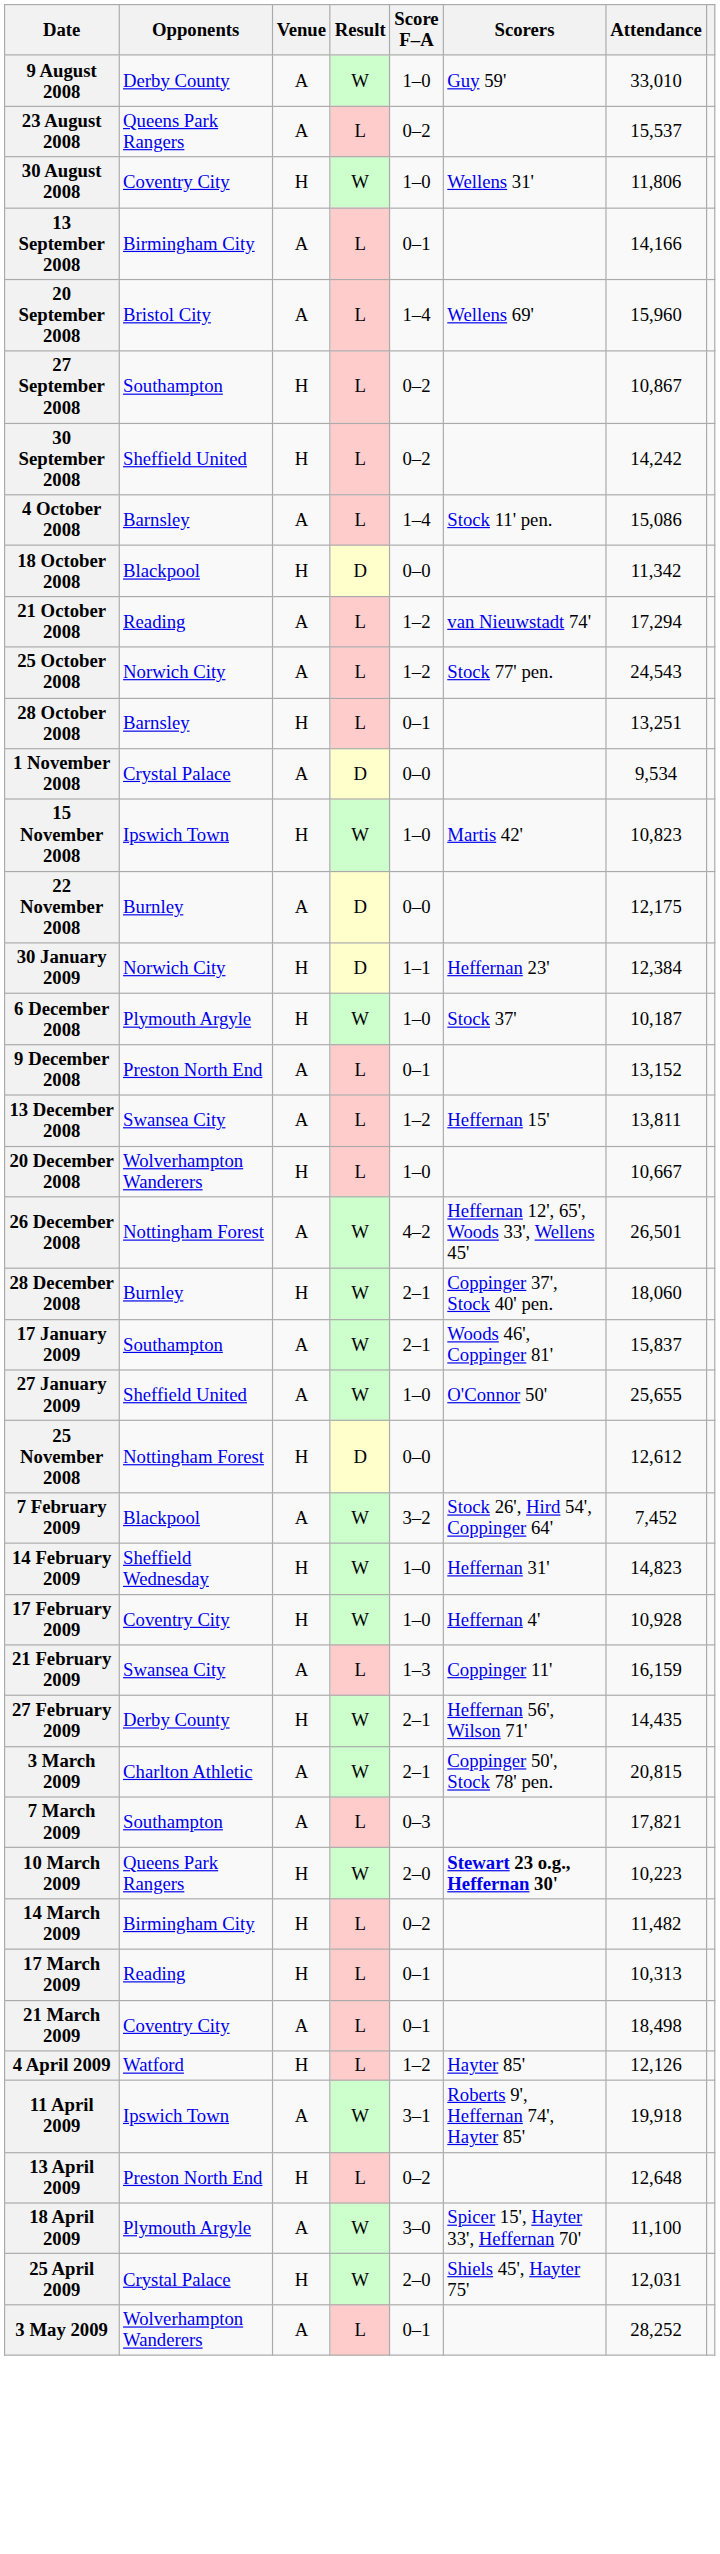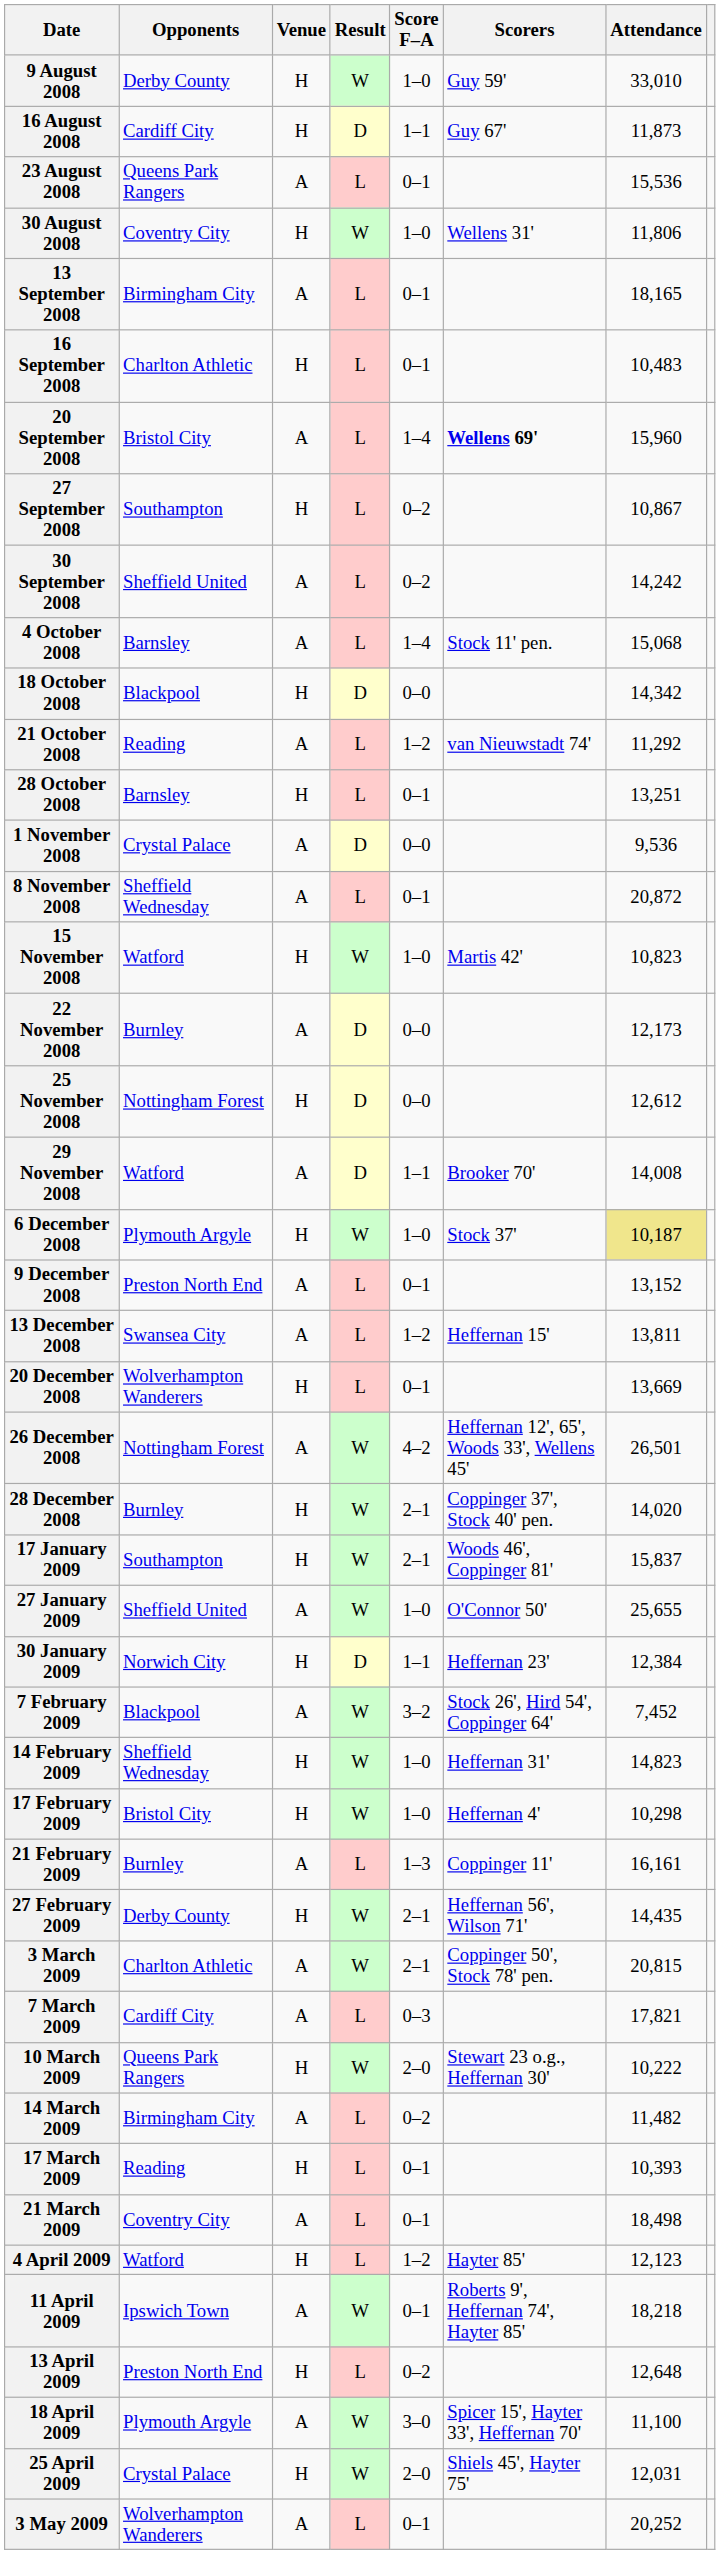(301, 80) A -> (301, 80) H
+ row: (62, 131)
(416, 131) 0–2 -> (416, 182) 0–1
(656, 131) 15,537 -> (656, 182) 15,536
(656, 243) 14,166 -> (656, 294) 18,165
+ row: (62, 365)
(491, 315) normal -> (493, 437) bold
(301, 458) H -> (301, 581) A
(656, 520) 15,086 -> (656, 642) 15,068
(656, 570) 11,342 -> (656, 693) 14,342
(656, 621) 17,294 -> (656, 744) 11,292
- row: (62, 672)
(656, 773) 9,534 -> (656, 845) 9,536
+ row: (62, 896)
(176, 835) Ipswich Town -> (153, 957) Watford
(656, 906) 12,175 -> (656, 1029) 12,173
rows swapped: (62, 1456) <-> (62, 968)
+ row: (62, 1173)
(656, 1018) no background -> (656, 1234) khaki background
(416, 1171) 1–0 -> (416, 1386) 0–1
(656, 1171) 10,667 -> (656, 1386) 13,669
(656, 1293) 18,060 -> (656, 1509) 14,020
(301, 1344) A -> (301, 1559) H
(176, 1619) Coventry City -> (167, 1813) Bristol City
(656, 1619) 10,928 -> (656, 1813) 10,298
(174, 1670) Swansea City -> (153, 1864) Burnley
(656, 1670) 16,159 -> (656, 1864) 16,161
(173, 1822) Southampton -> (168, 2016) Cardiff City
(509, 1873) bold -> (506, 2067) normal
(656, 1873) 10,223 -> (656, 2067) 10,222
(301, 1923) H -> (301, 2118) A
(656, 1974) 10,313 -> (656, 2168) 10,393
(656, 2065) 12,126 -> (656, 2259) 12,123
(416, 2116) 3–1 -> (416, 2310) 0–1
(656, 2116) 19,918 -> (656, 2310) 18,218
(656, 2329) 28,252 -> (656, 2524) 20,252
